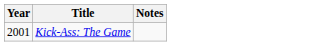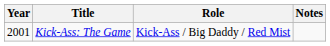+ column: (213, 13)
